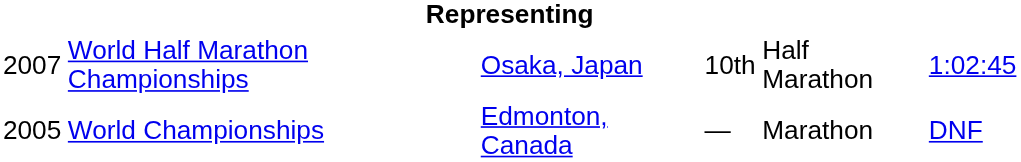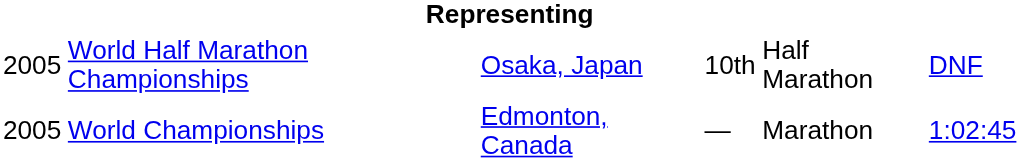(32, 65) 2007 -> (32, 65) 2005
(973, 65) 1:02:45 -> (956, 65) DNF
(956, 130) DNF -> (973, 130) 1:02:45
